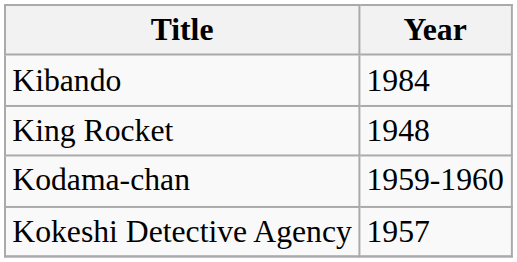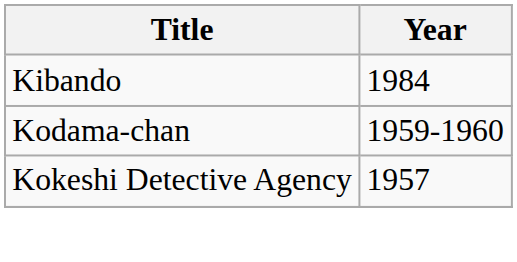- row: (93, 130)
